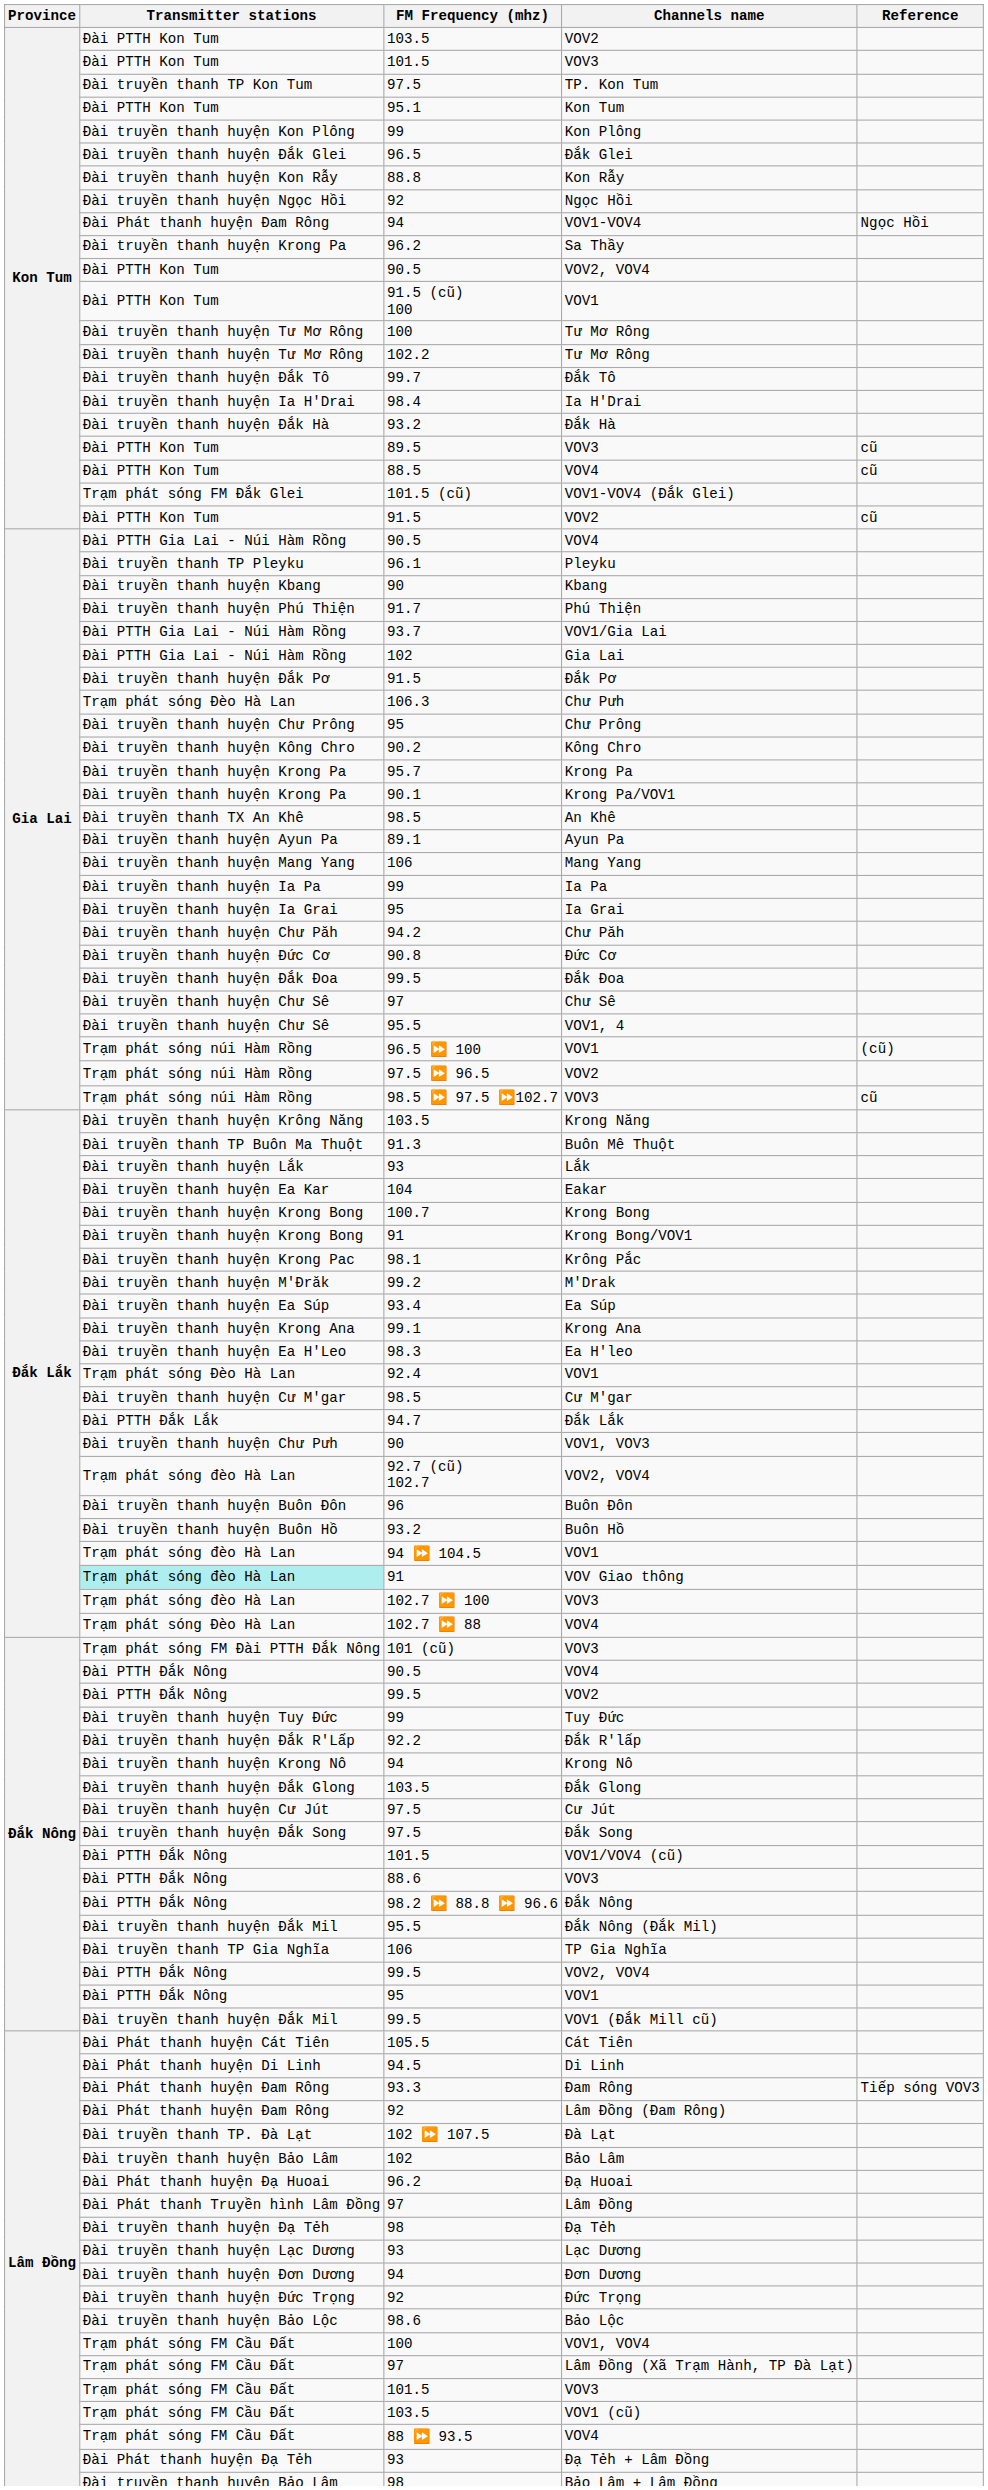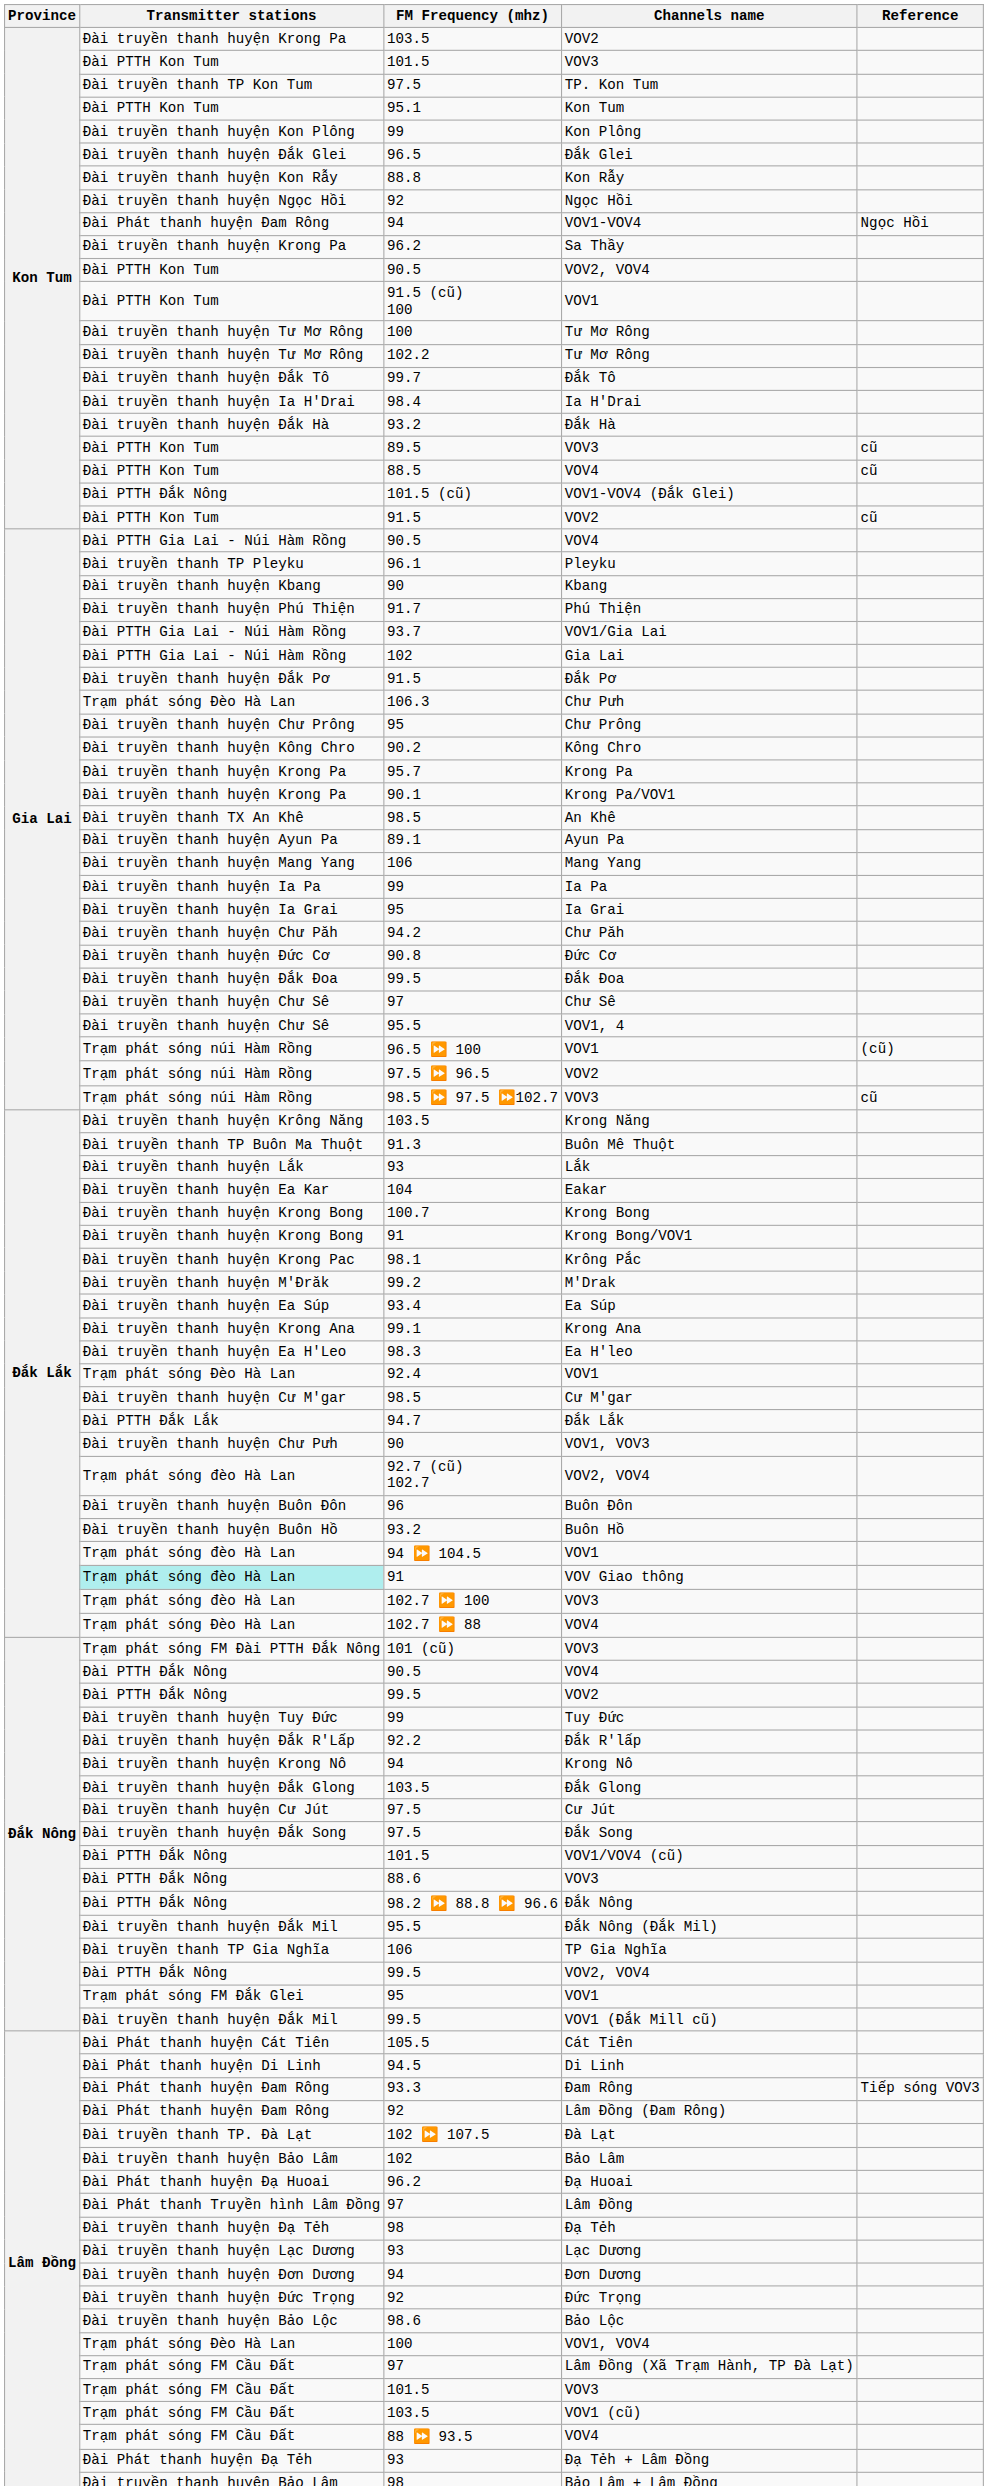(151, 39) Đài PTTH Kon Tum -> (215, 39) Đài truyền thanh huyện Krong Pa
(193, 494) Trạm phát sóng FM Đắk Glei -> (155, 494) Đài PTTH Đắk Nông
(155, 1996) Đài PTTH Đắk Nông -> (193, 1996) Trạm phát sóng FM Đắk Glei
(189, 2344) Trạm phát sóng FM Cầu Đất -> (189, 2344) Trạm phát sóng Đèo Hà Lan
